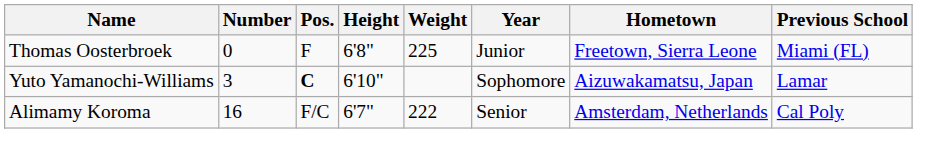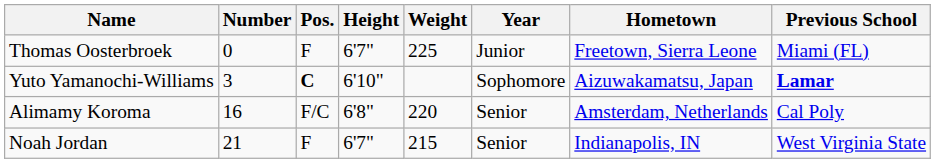(359, 50) 6'8" -> (359, 50) 6'7"
(802, 81) normal -> (805, 81) bold
(359, 111) 6'7" -> (359, 111) 6'8"
(423, 111) 222 -> (423, 111) 220
+ row: (58, 142)
